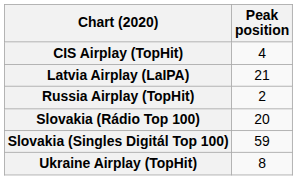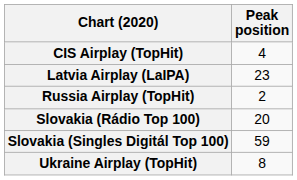(262, 75) 21 -> (262, 75) 23
